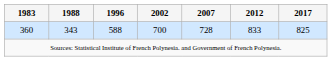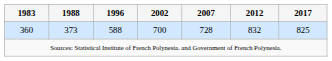(71, 30) 343 -> (71, 30) 373
(255, 30) 833 -> (255, 30) 832
